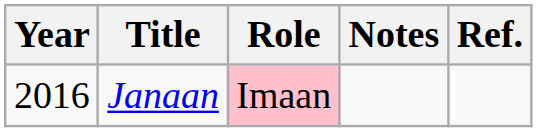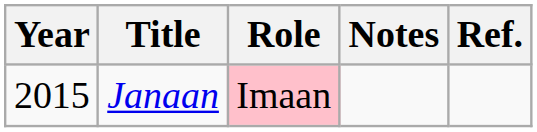(52, 94) 2016 -> (52, 94) 2015
